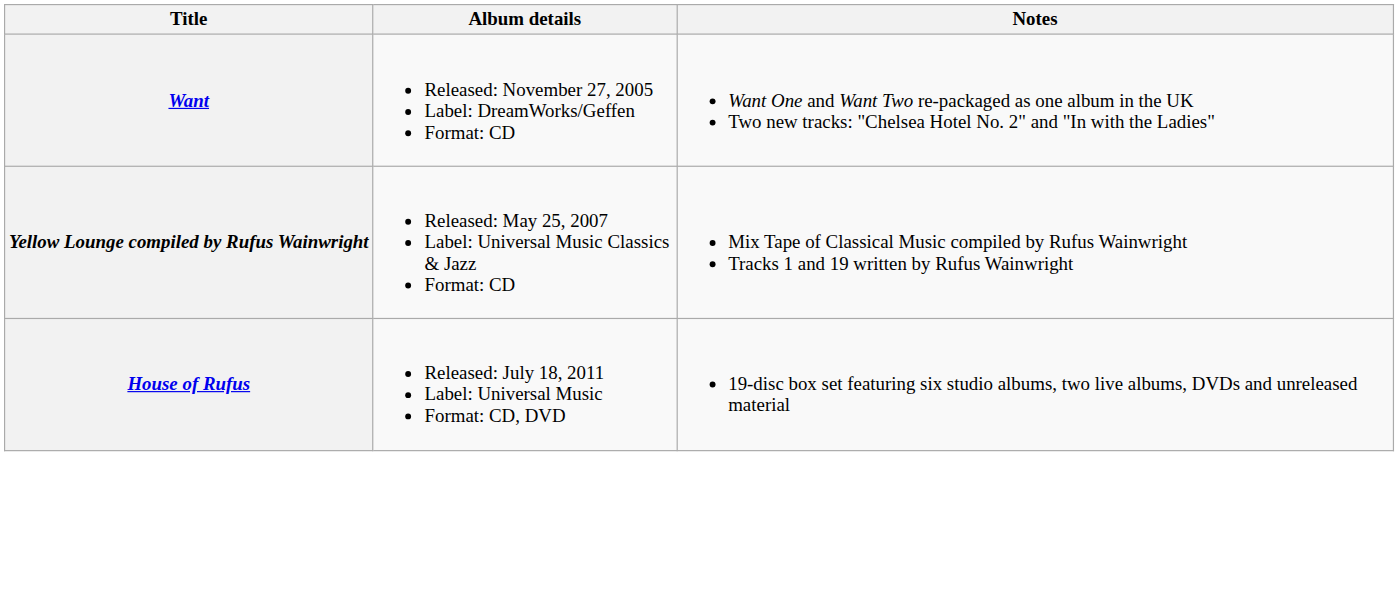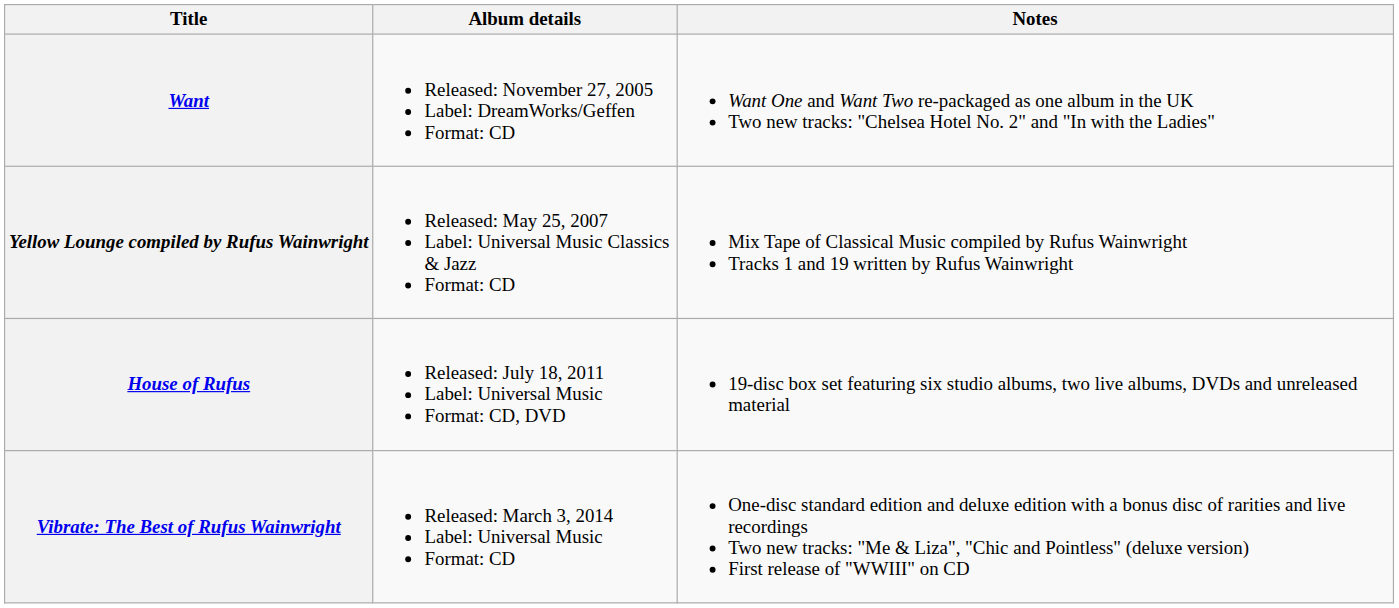+ row: (189, 526)
